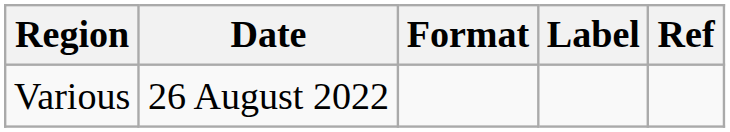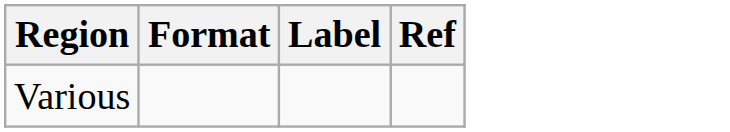- column: (268, 34)
